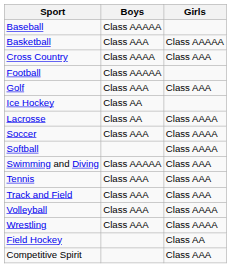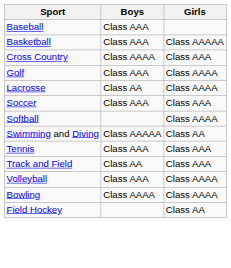(132, 27) Class AAAAA -> (126, 27) Class AAA
- row: (24, 73)
(189, 88) Class AAA -> (192, 73) Class AAAA
- row: (30, 103)
(192, 133) Class AAAA -> (189, 103) Class AAA
(189, 164) Class AAA -> (185, 133) Class AA
(126, 194) Class AAA -> (123, 164) Class AA
- row: (26, 225)
+ row: (23, 194)
- row: (44, 255)
